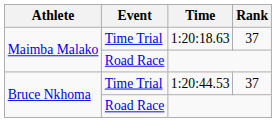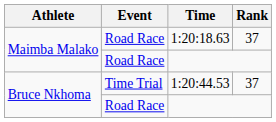(134, 38) Time Trial -> (135, 38) Road Race
